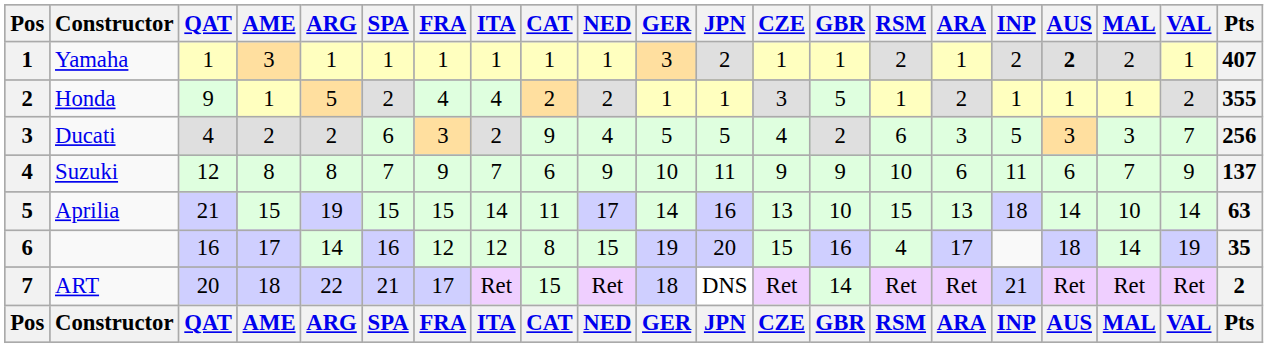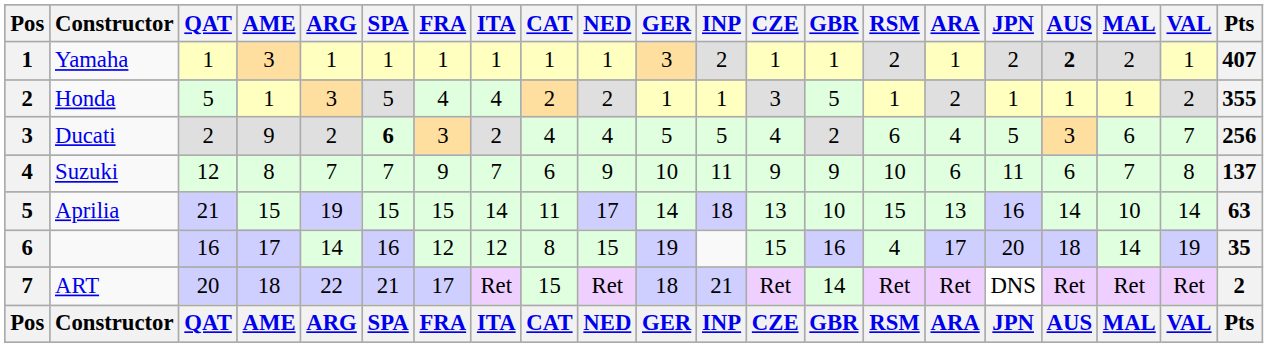columns swapped: (1016, 22) <-> (725, 22)
(208, 97) 9 -> (208, 97) 5
(332, 97) 5 -> (332, 97) 3
(388, 97) 2 -> (388, 97) 5
(208, 135) 4 -> (208, 135) 2
(269, 135) 2 -> (269, 135) 9
(388, 135) normal -> (388, 135) bold
(549, 135) 9 -> (549, 135) 4
(961, 135) 3 -> (955, 135) 4
(1129, 135) 3 -> (1129, 135) 6
(332, 172) 8 -> (332, 172) 7
(1189, 172) 9 -> (1189, 172) 8
